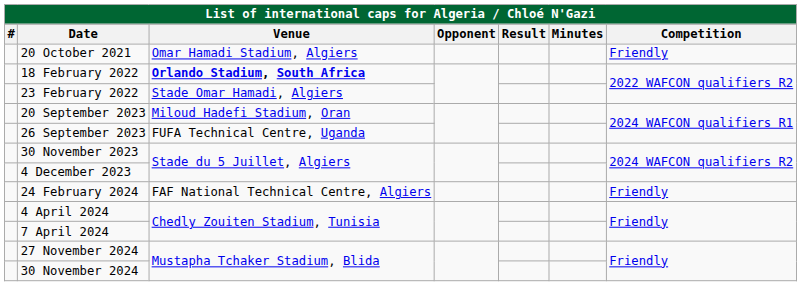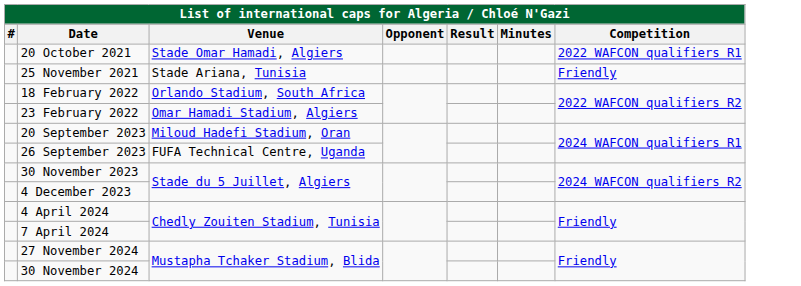(255, 54) Omar Hamadi Stadium, Algiers -> (247, 54) Stade Omar Hamadi, Algiers
(639, 54) Friendly -> (650, 54) 2022 WAFCON qualifiers R1
+ row: (80, 74)
(258, 74) bold -> (258, 94) normal
(247, 94) Stade Omar Hamadi, Algiers -> (255, 113) Omar Hamadi Stadium, Algiers
- row: (80, 192)
